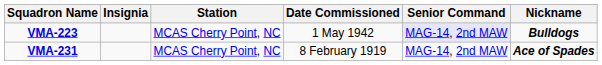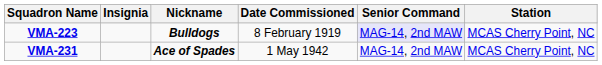columns swapped: (554, 13) <-> (217, 13)
(343, 32) 1 May 1942 -> (298, 32) 8 February 1919
(343, 51) 8 February 1919 -> (297, 51) 1 May 1942
